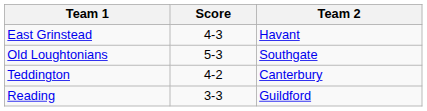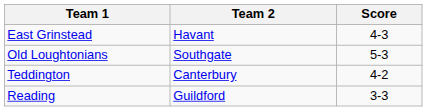columns swapped: (339, 14) <-> (213, 14)
